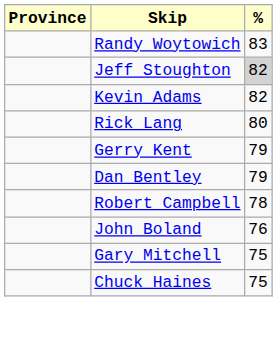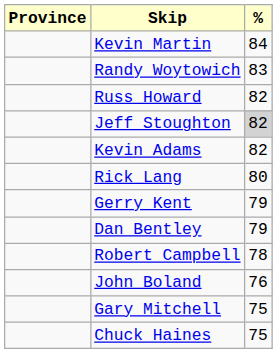+ row: (153, 44)
+ row: (148, 97)
